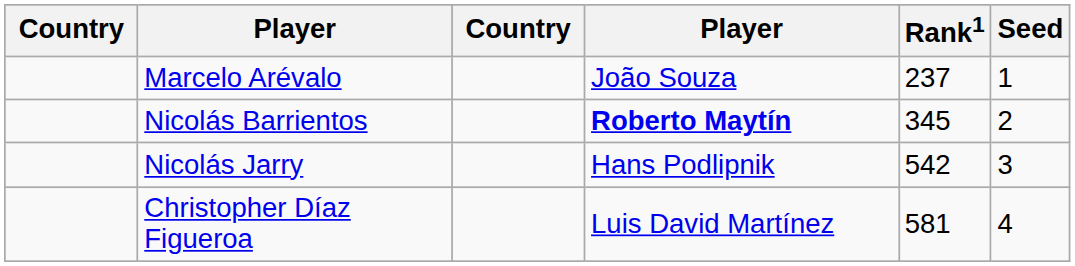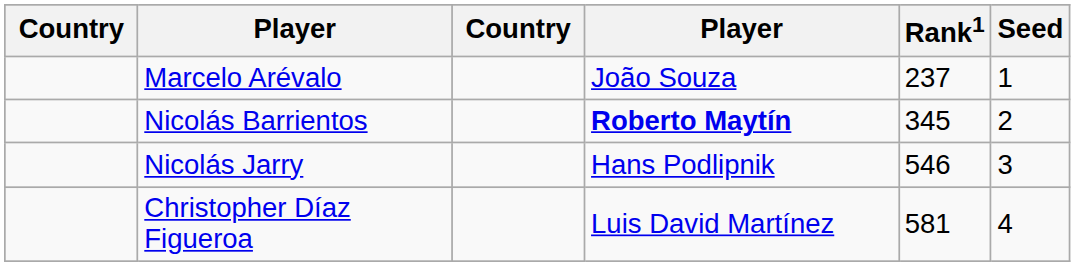(928, 164) 542 -> (928, 164) 546
